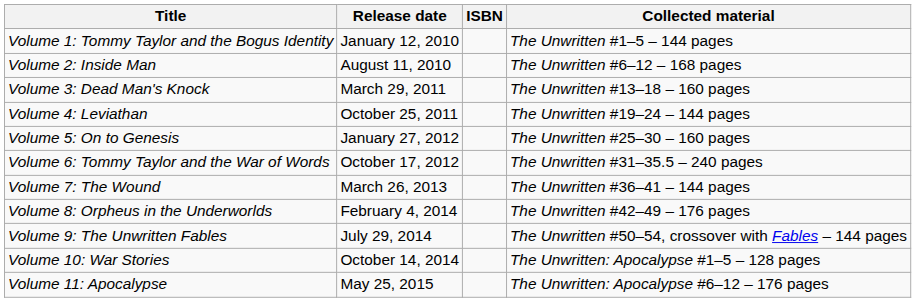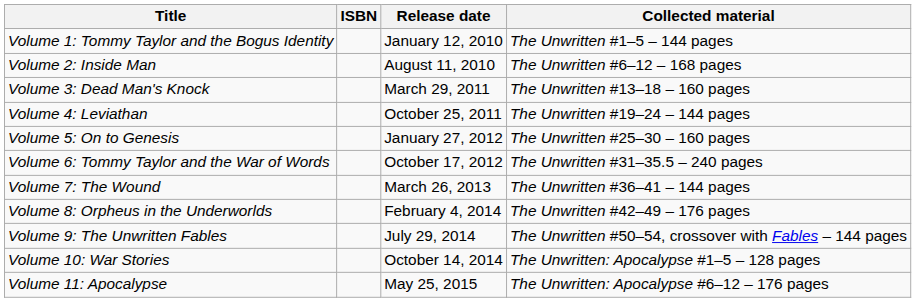columns swapped: (485, 16) <-> (400, 16)
